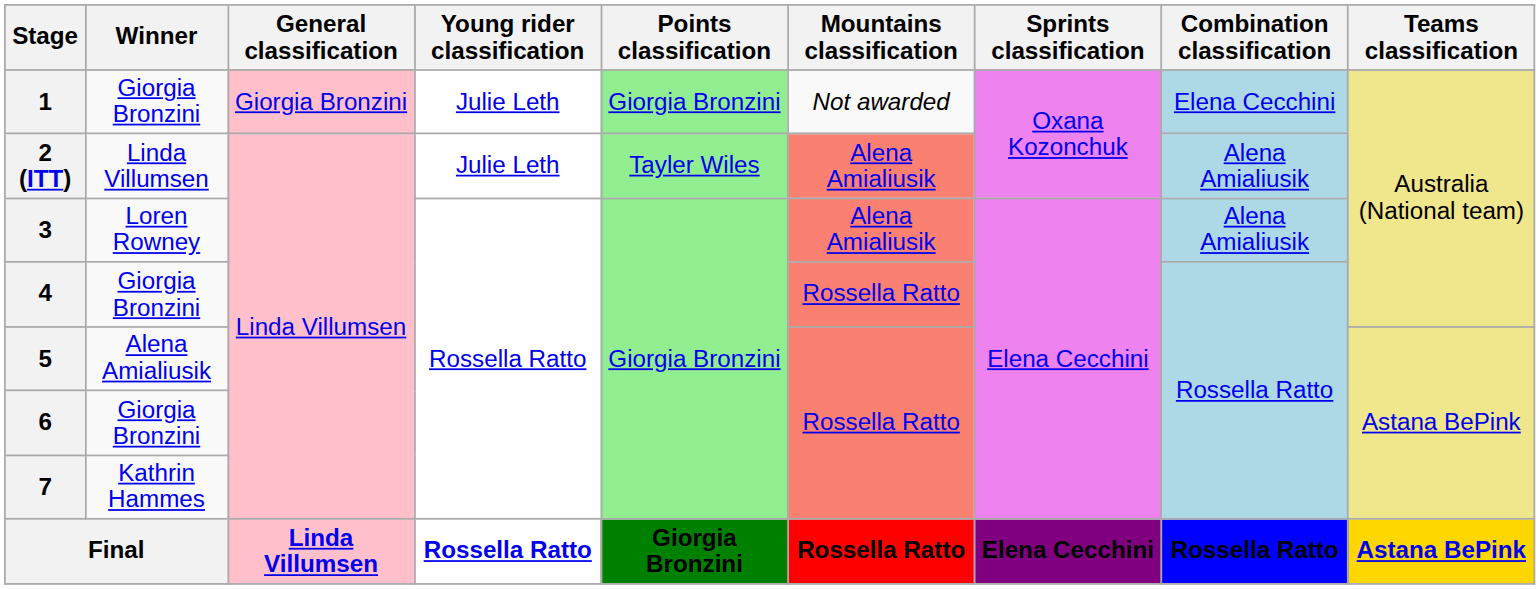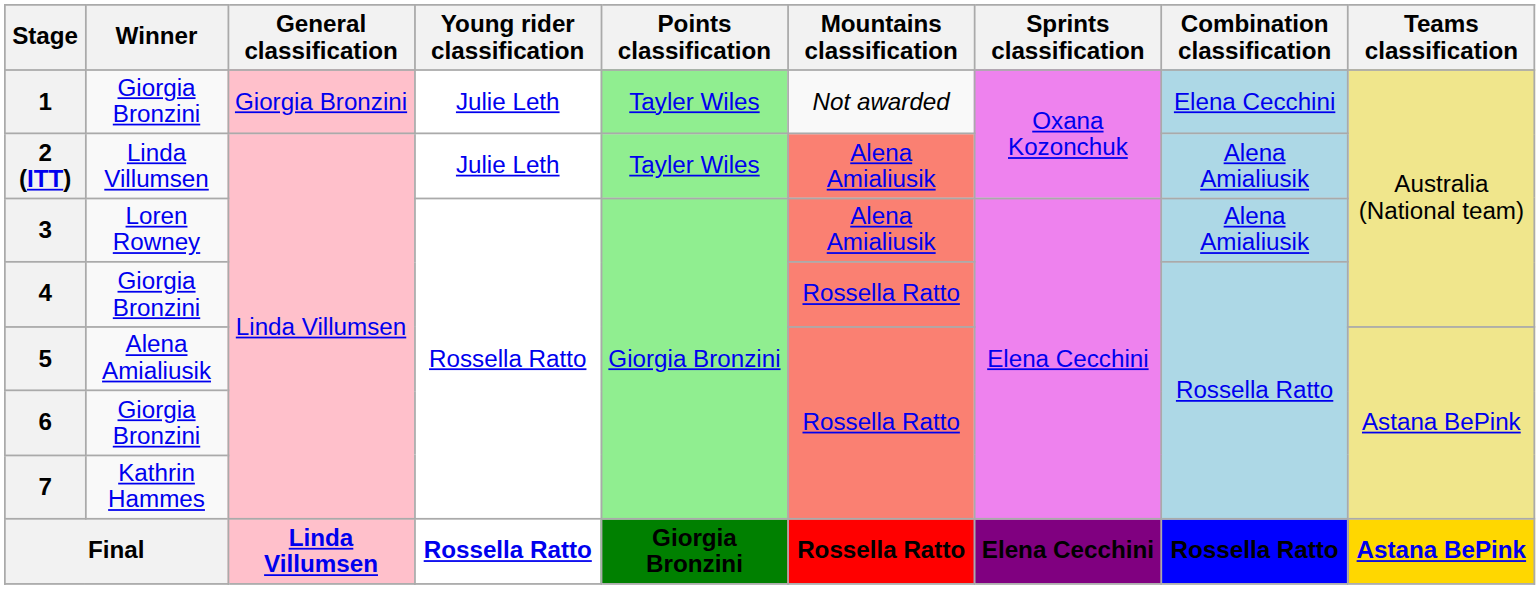(694, 101) Giorgia Bronzini -> (694, 101) Tayler Wiles
